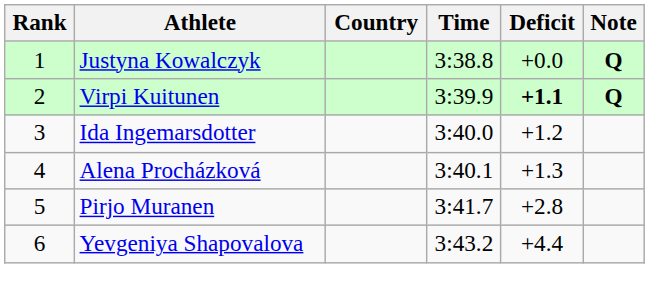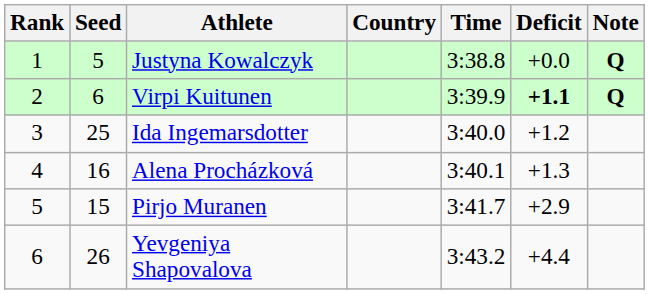+ column: (98, 22)
(542, 206) +2.8 -> (549, 206) +2.9
